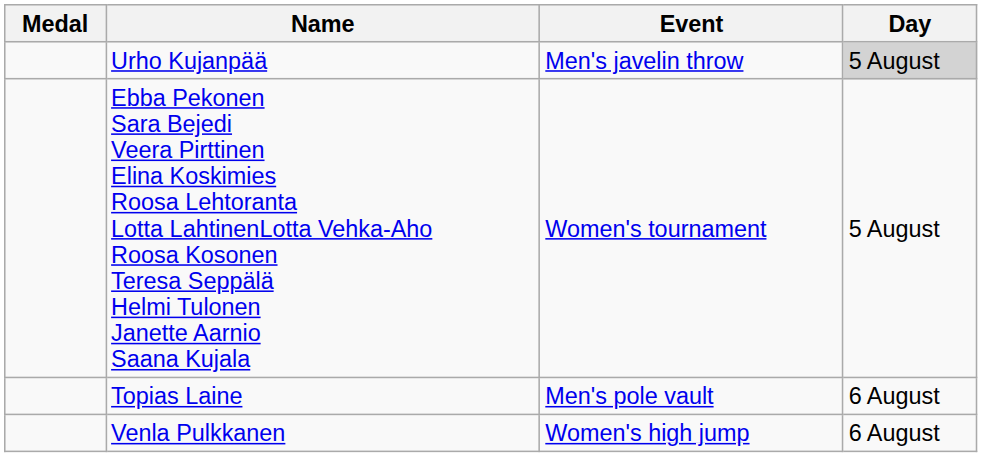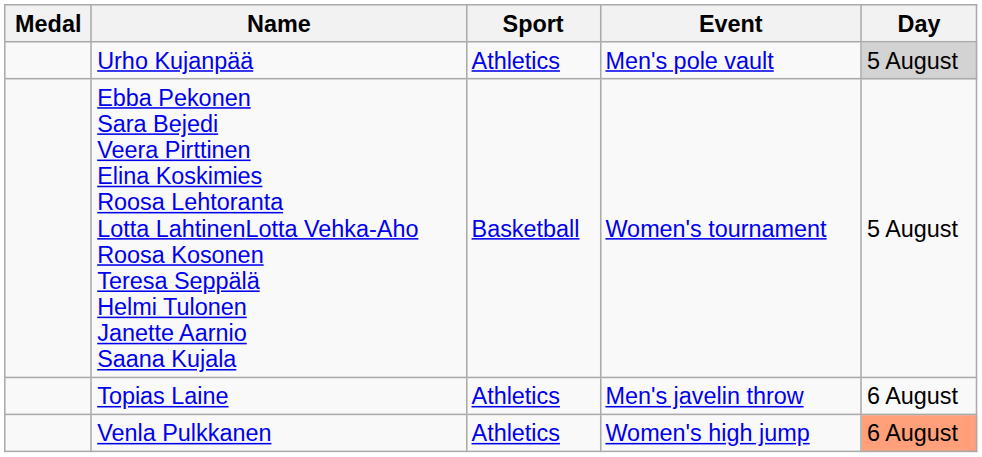+ column: (533, 23)
(644, 61) Men's javelin throw -> (690, 61) Men's pole vault
(629, 396) Men's pole vault -> (705, 396) Men's javelin throw
(894, 434) no background -> (913, 434) lightsalmon background
